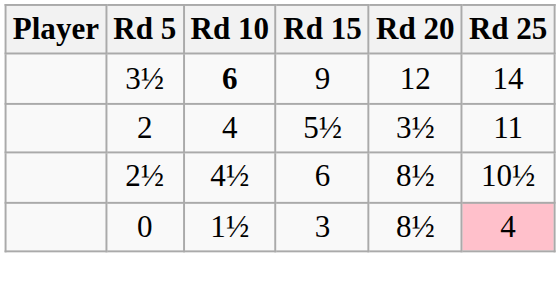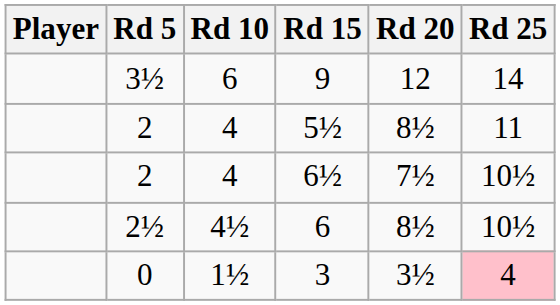(230, 78) bold -> (230, 78) normal
(415, 127) 3½ -> (415, 127) 8½
+ row: (323, 176)
(415, 226) 8½ -> (415, 275) 3½
